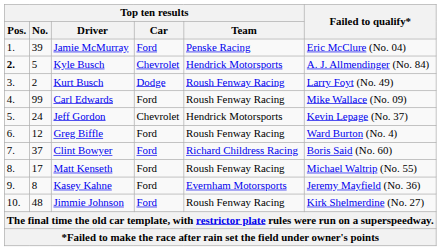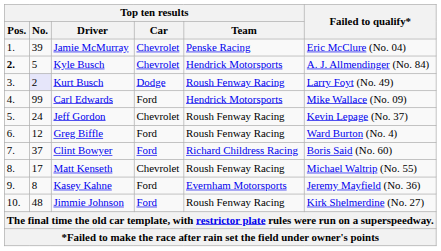(147, 47) Ford -> (158, 47) Chevrolet
(34, 82) no background -> (34, 82) lavender background
(235, 99) Roush Fenway Racing -> (234, 99) Hendrick Motorsports
(234, 116) Hendrick Motorsports -> (235, 116) Roush Fenway Racing
(147, 168) Ford -> (158, 168) Chevrolet
